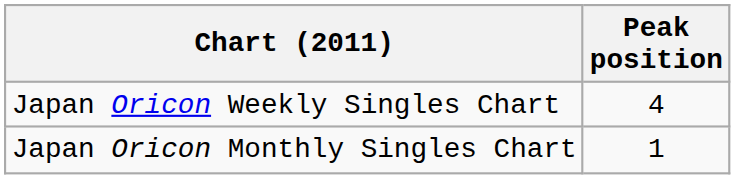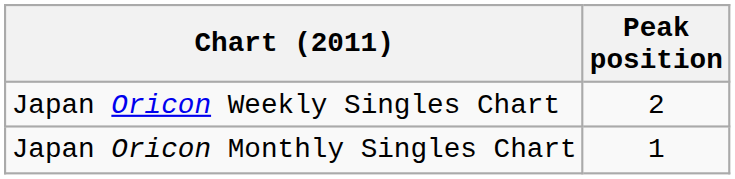(656, 105) 4 -> (656, 105) 2
